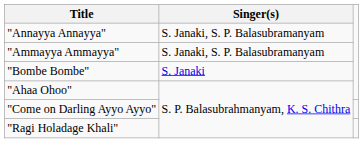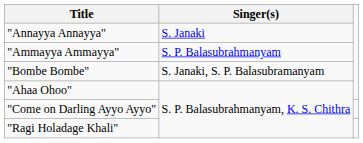(243, 33) S. Janaki, S. P. Balasubramanyam -> (183, 33) S. Janaki
(243, 52) S. Janaki, S. P. Balasubramanyam -> (221, 52) S. P. Balasubrahmanyam
(183, 71) S. Janaki -> (243, 71) S. Janaki, S. P. Balasubramanyam
